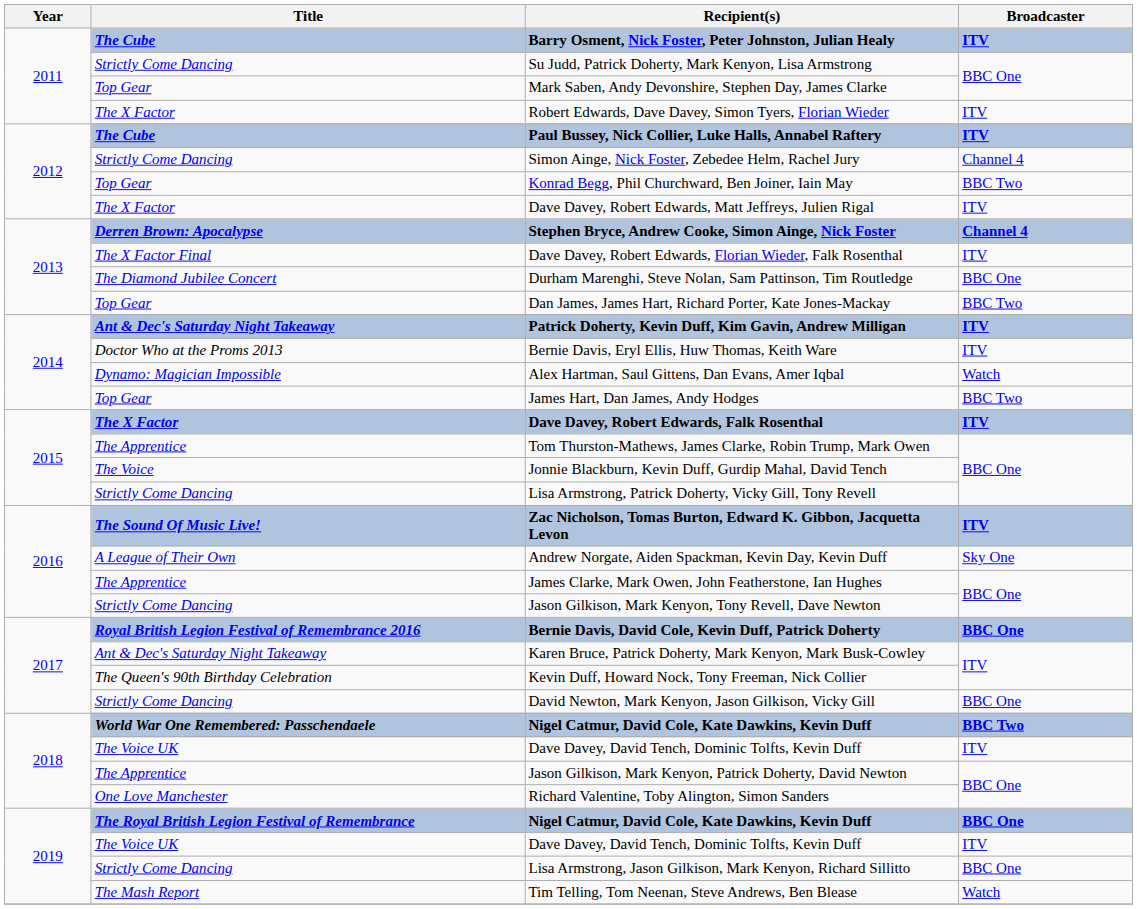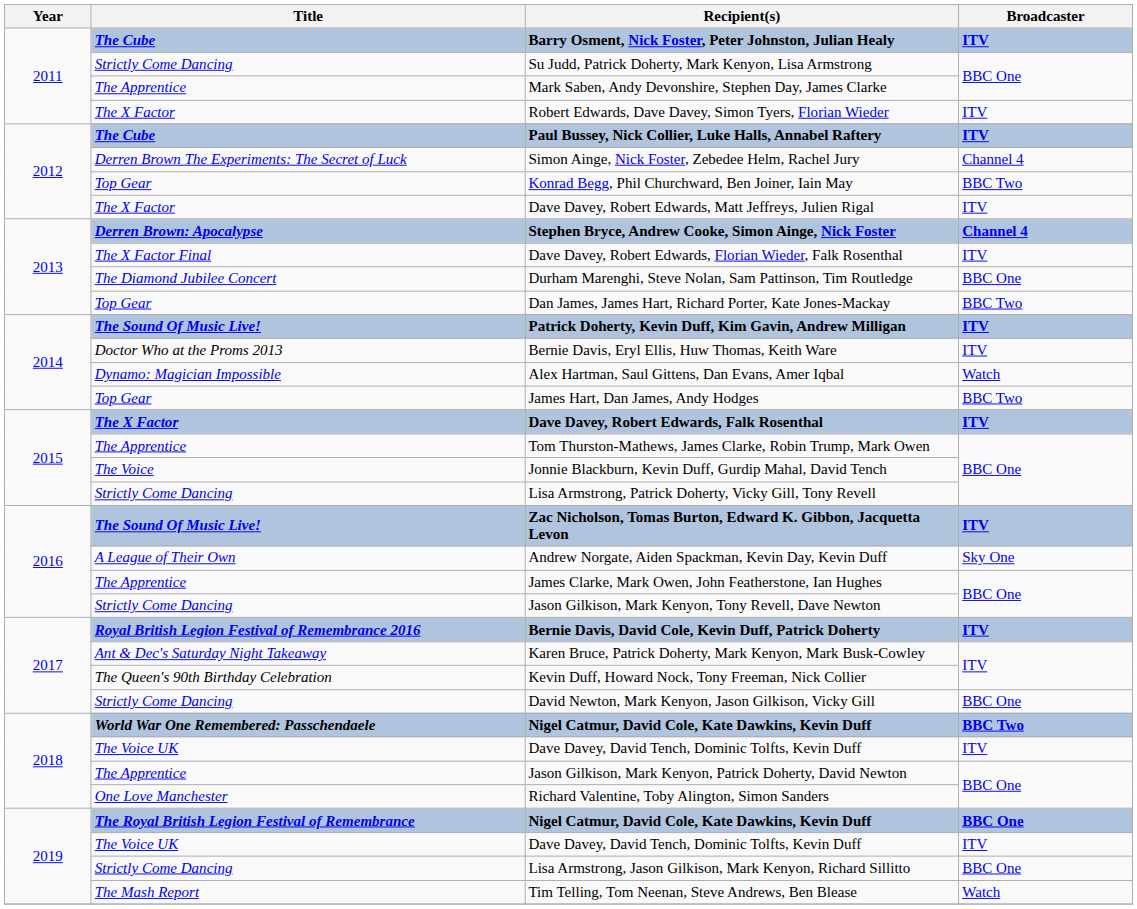(123, 87) Top Gear -> (140, 87) The Apprentice
(164, 159) Strictly Come Dancing -> (251, 159) Derren Brown The Experiments: The Secret of Luck
(215, 326) Ant & Dec's Saturday Night Takeaway -> (178, 326) The Sound Of Music Live!
(993, 629) BBC One -> (976, 629) ITV
